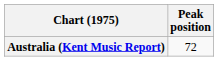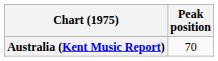(191, 46) 72 -> (191, 46) 70
